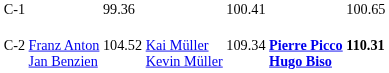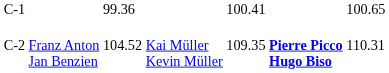(246, 45) 109.34 -> (246, 45) 109.35
(365, 45) bold -> (366, 45) normal
